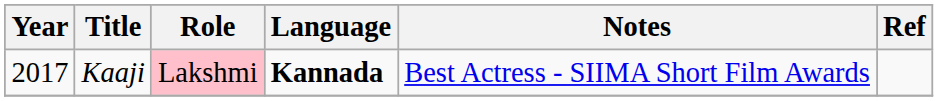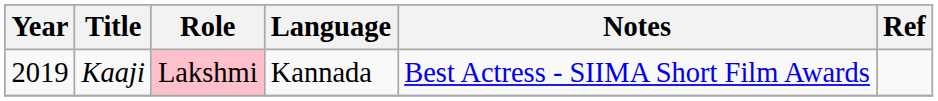(40, 72) 2017 -> (40, 72) 2019
(327, 72) bold -> (321, 72) normal
